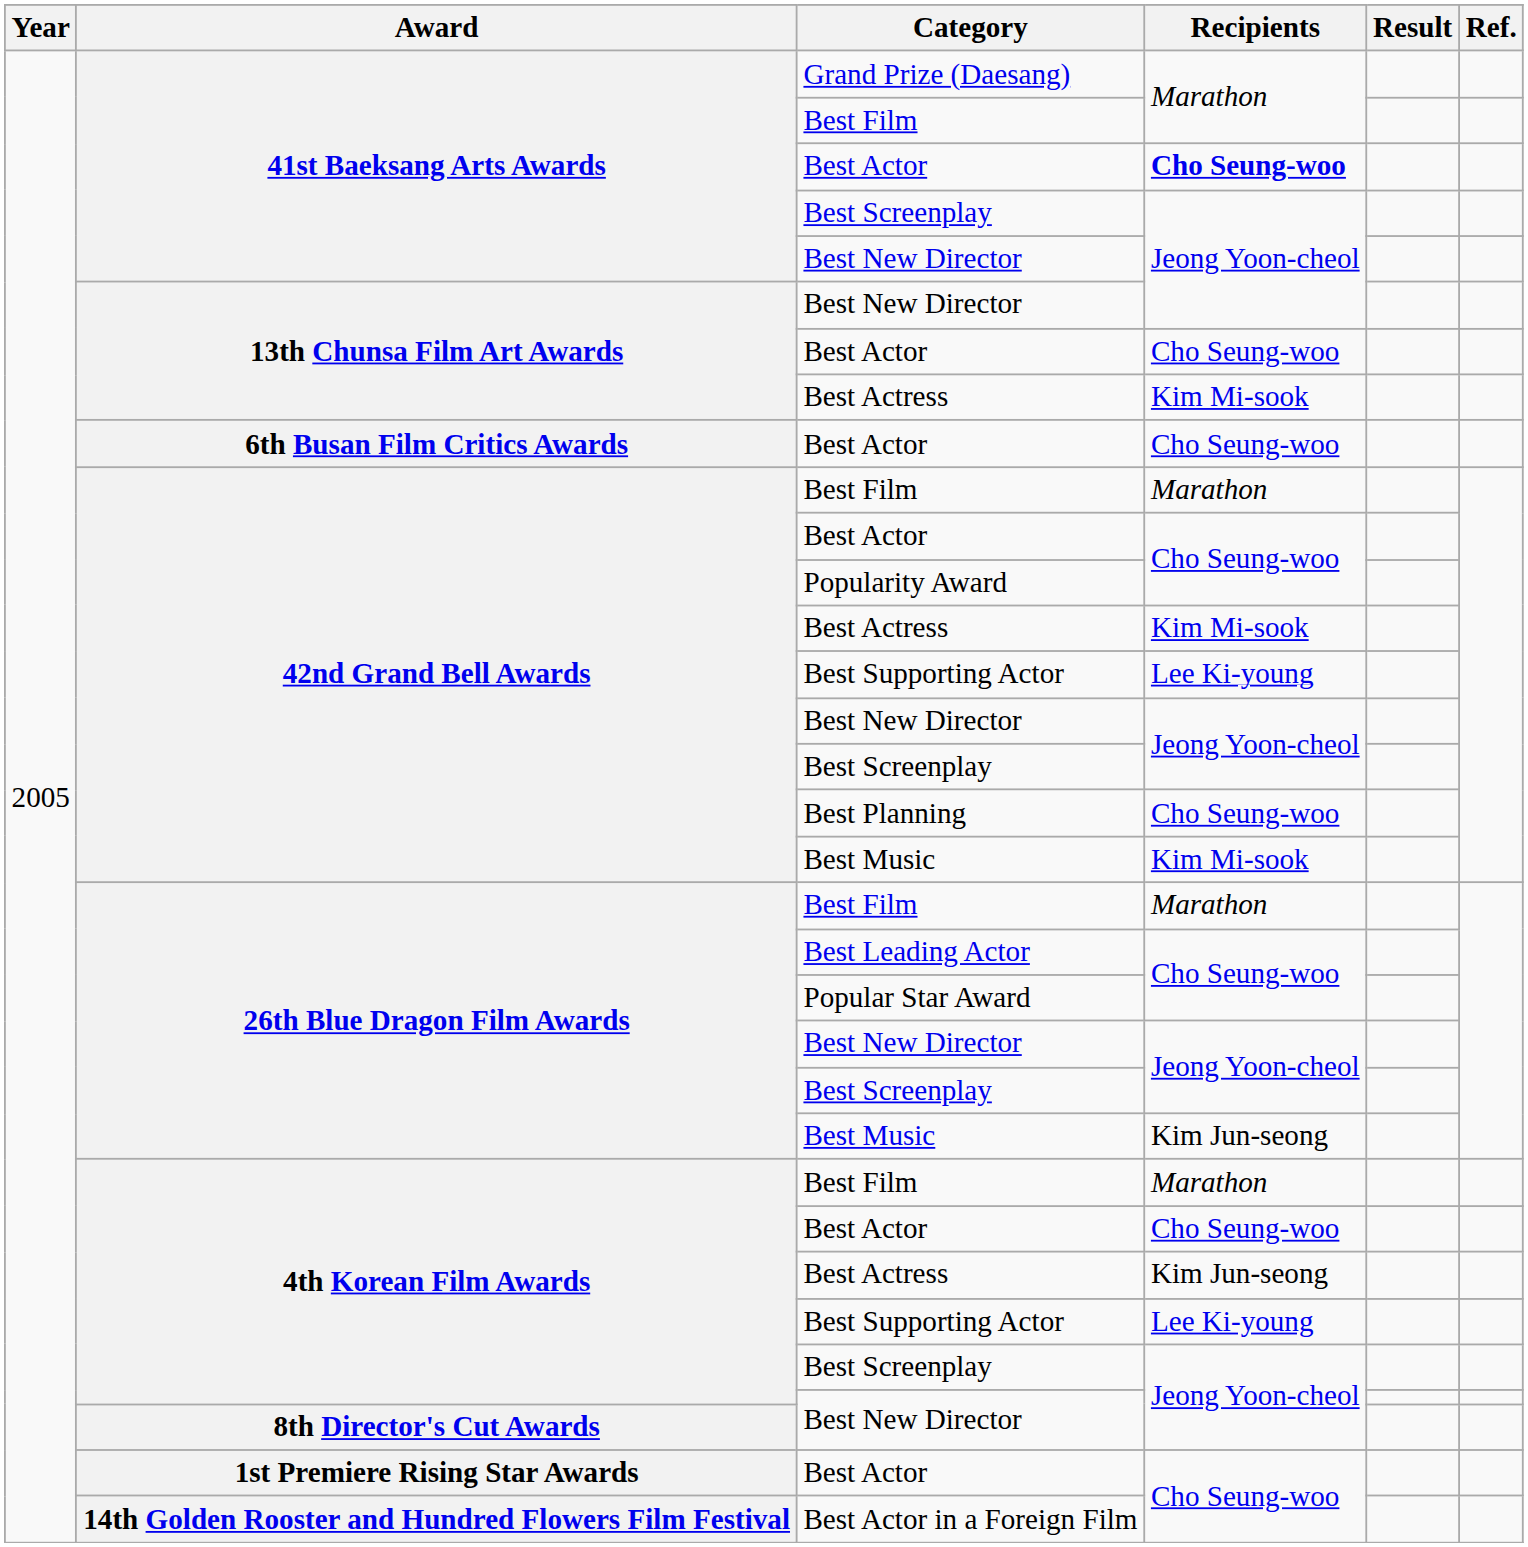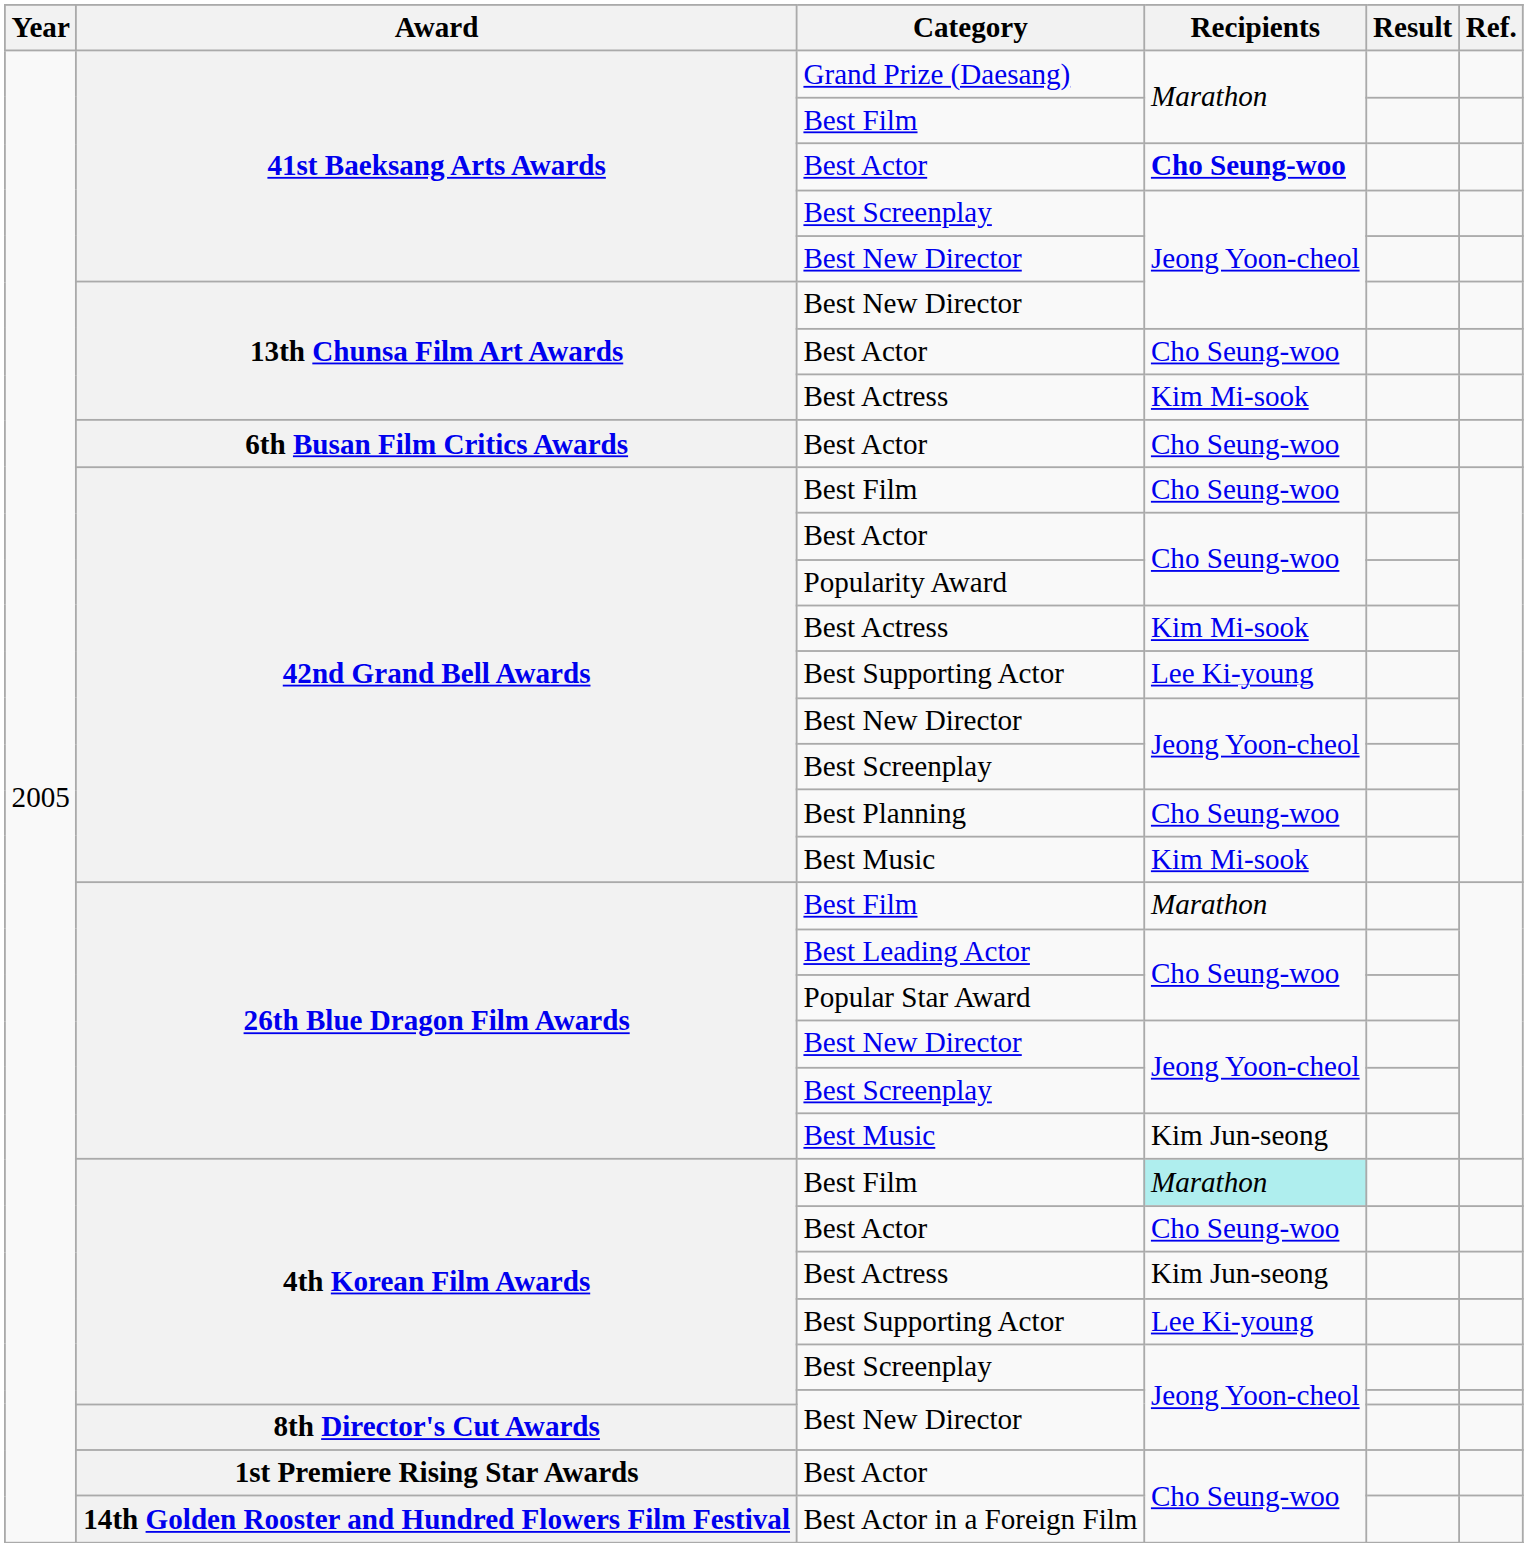(1209, 489) Marathon -> (1245, 489) Cho Seung-woo
(1209, 1182) no background -> (1209, 1182) paleturquoise background
